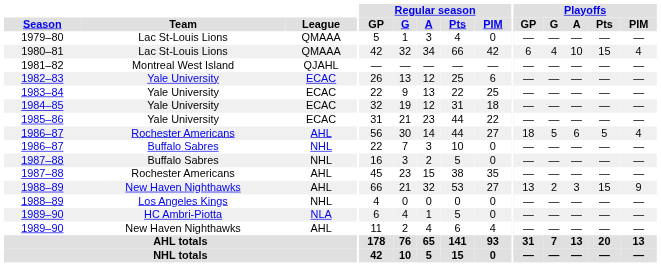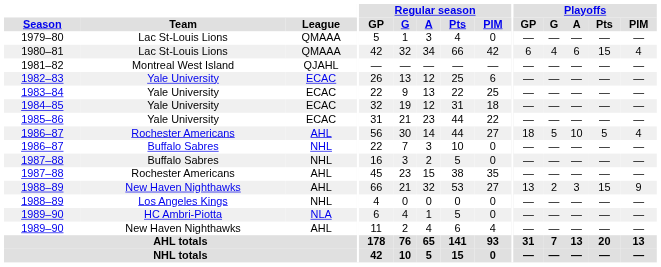(577, 51) 10 -> (577, 51) 6
(577, 133) 6 -> (577, 133) 10
